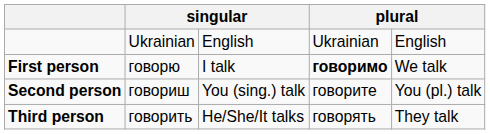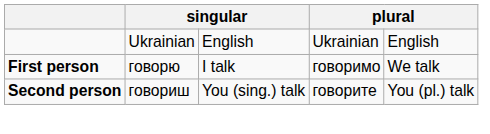(350, 66) bold -> (346, 66) normal
- row: (56, 116)
